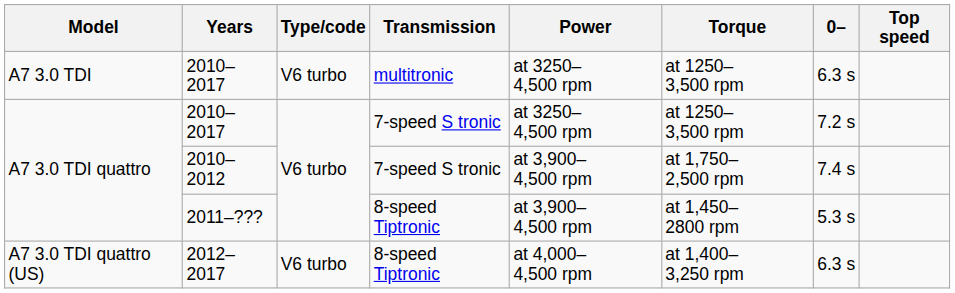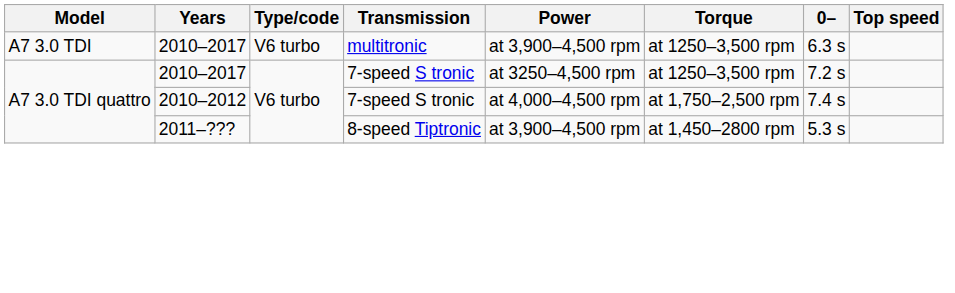(553, 75) at 3250–4,500 rpm -> (565, 45) at 3,900–4,500 rpm
(553, 169) at 3,900–4,500 rpm -> (565, 101) at 4,000–4,500 rpm
- row: (80, 264)
